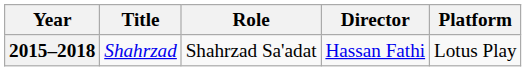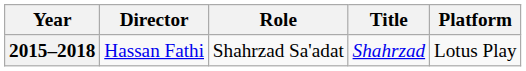columns swapped: (141, 19) <-> (375, 19)
